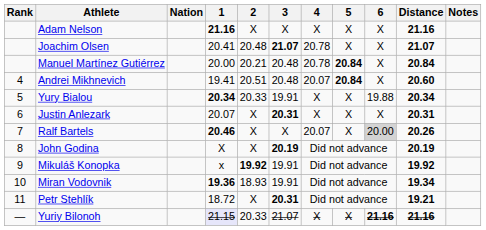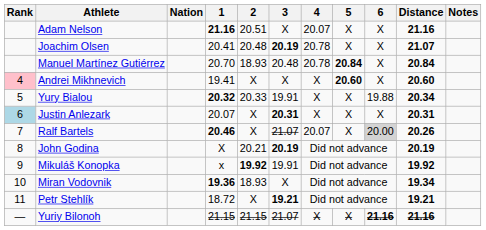(253, 30) X -> (253, 30) 20.51
(317, 30) X -> (317, 30) 20.07
(285, 47) 21.07 -> (285, 47) 20.19
(222, 64) 20.00 -> (222, 64) 20.70
(253, 64) 20.21 -> (253, 64) 18.93
(20, 81) no background -> (20, 81) pink background
(253, 81) 20.51 -> (253, 81) X
(285, 81) 20.48 -> (285, 81) X
(317, 81) 20.07 -> (317, 81) X
(349, 81) 20.84 -> (349, 81) 20.60
(222, 98) 20.34 -> (222, 98) 20.32
(20, 115) no background -> (20, 115) lightblue background
(285, 132) X -> (285, 132) 21.07
(253, 149) X -> (253, 149) 20.21
(285, 183) 19.91 -> (285, 183) X
(285, 200) 20.31 -> (285, 200) 19.21
(222, 217) lavender background -> (222, 217) no background
(253, 217) 20.33 -> (253, 217) 21.15
